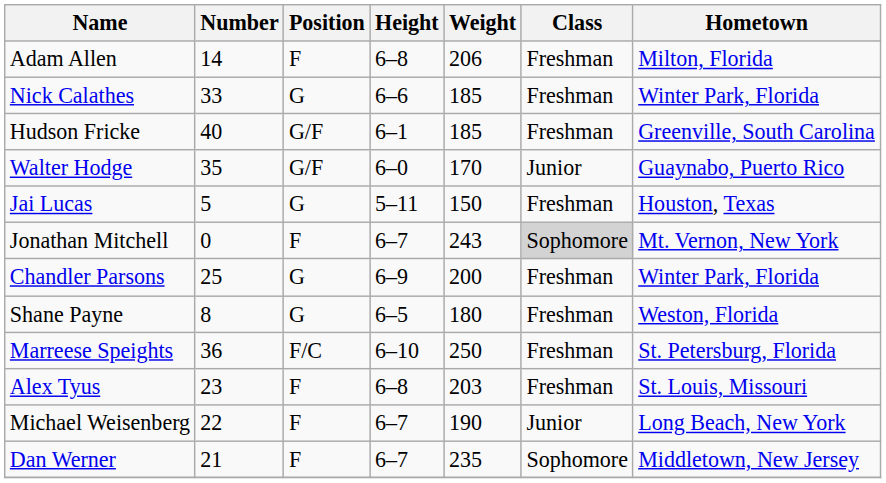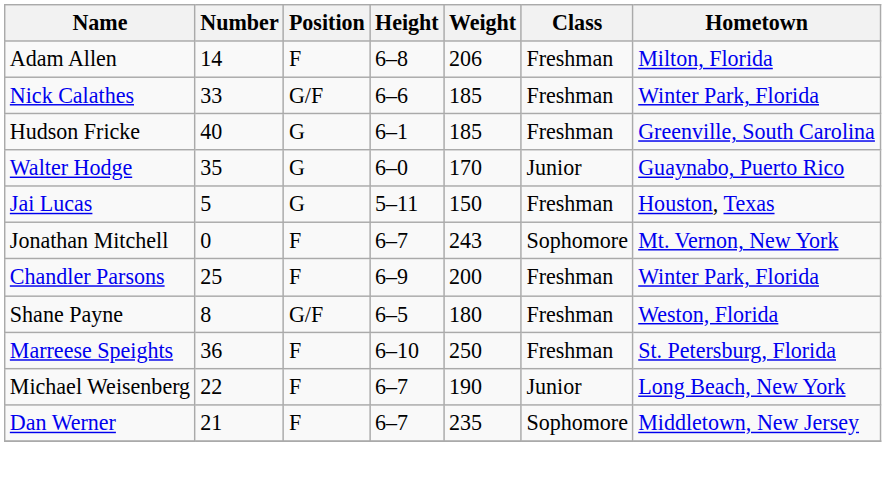(297, 95) G -> (306, 95) G/F
(306, 131) G/F -> (297, 131) G
(306, 168) G/F -> (297, 168) G
(577, 240) lightgrey background -> (577, 240) no background
(297, 277) G -> (295, 277) F
(297, 313) G -> (306, 313) G/F
(305, 349) F/C -> (295, 349) F
- row: (55, 386)
